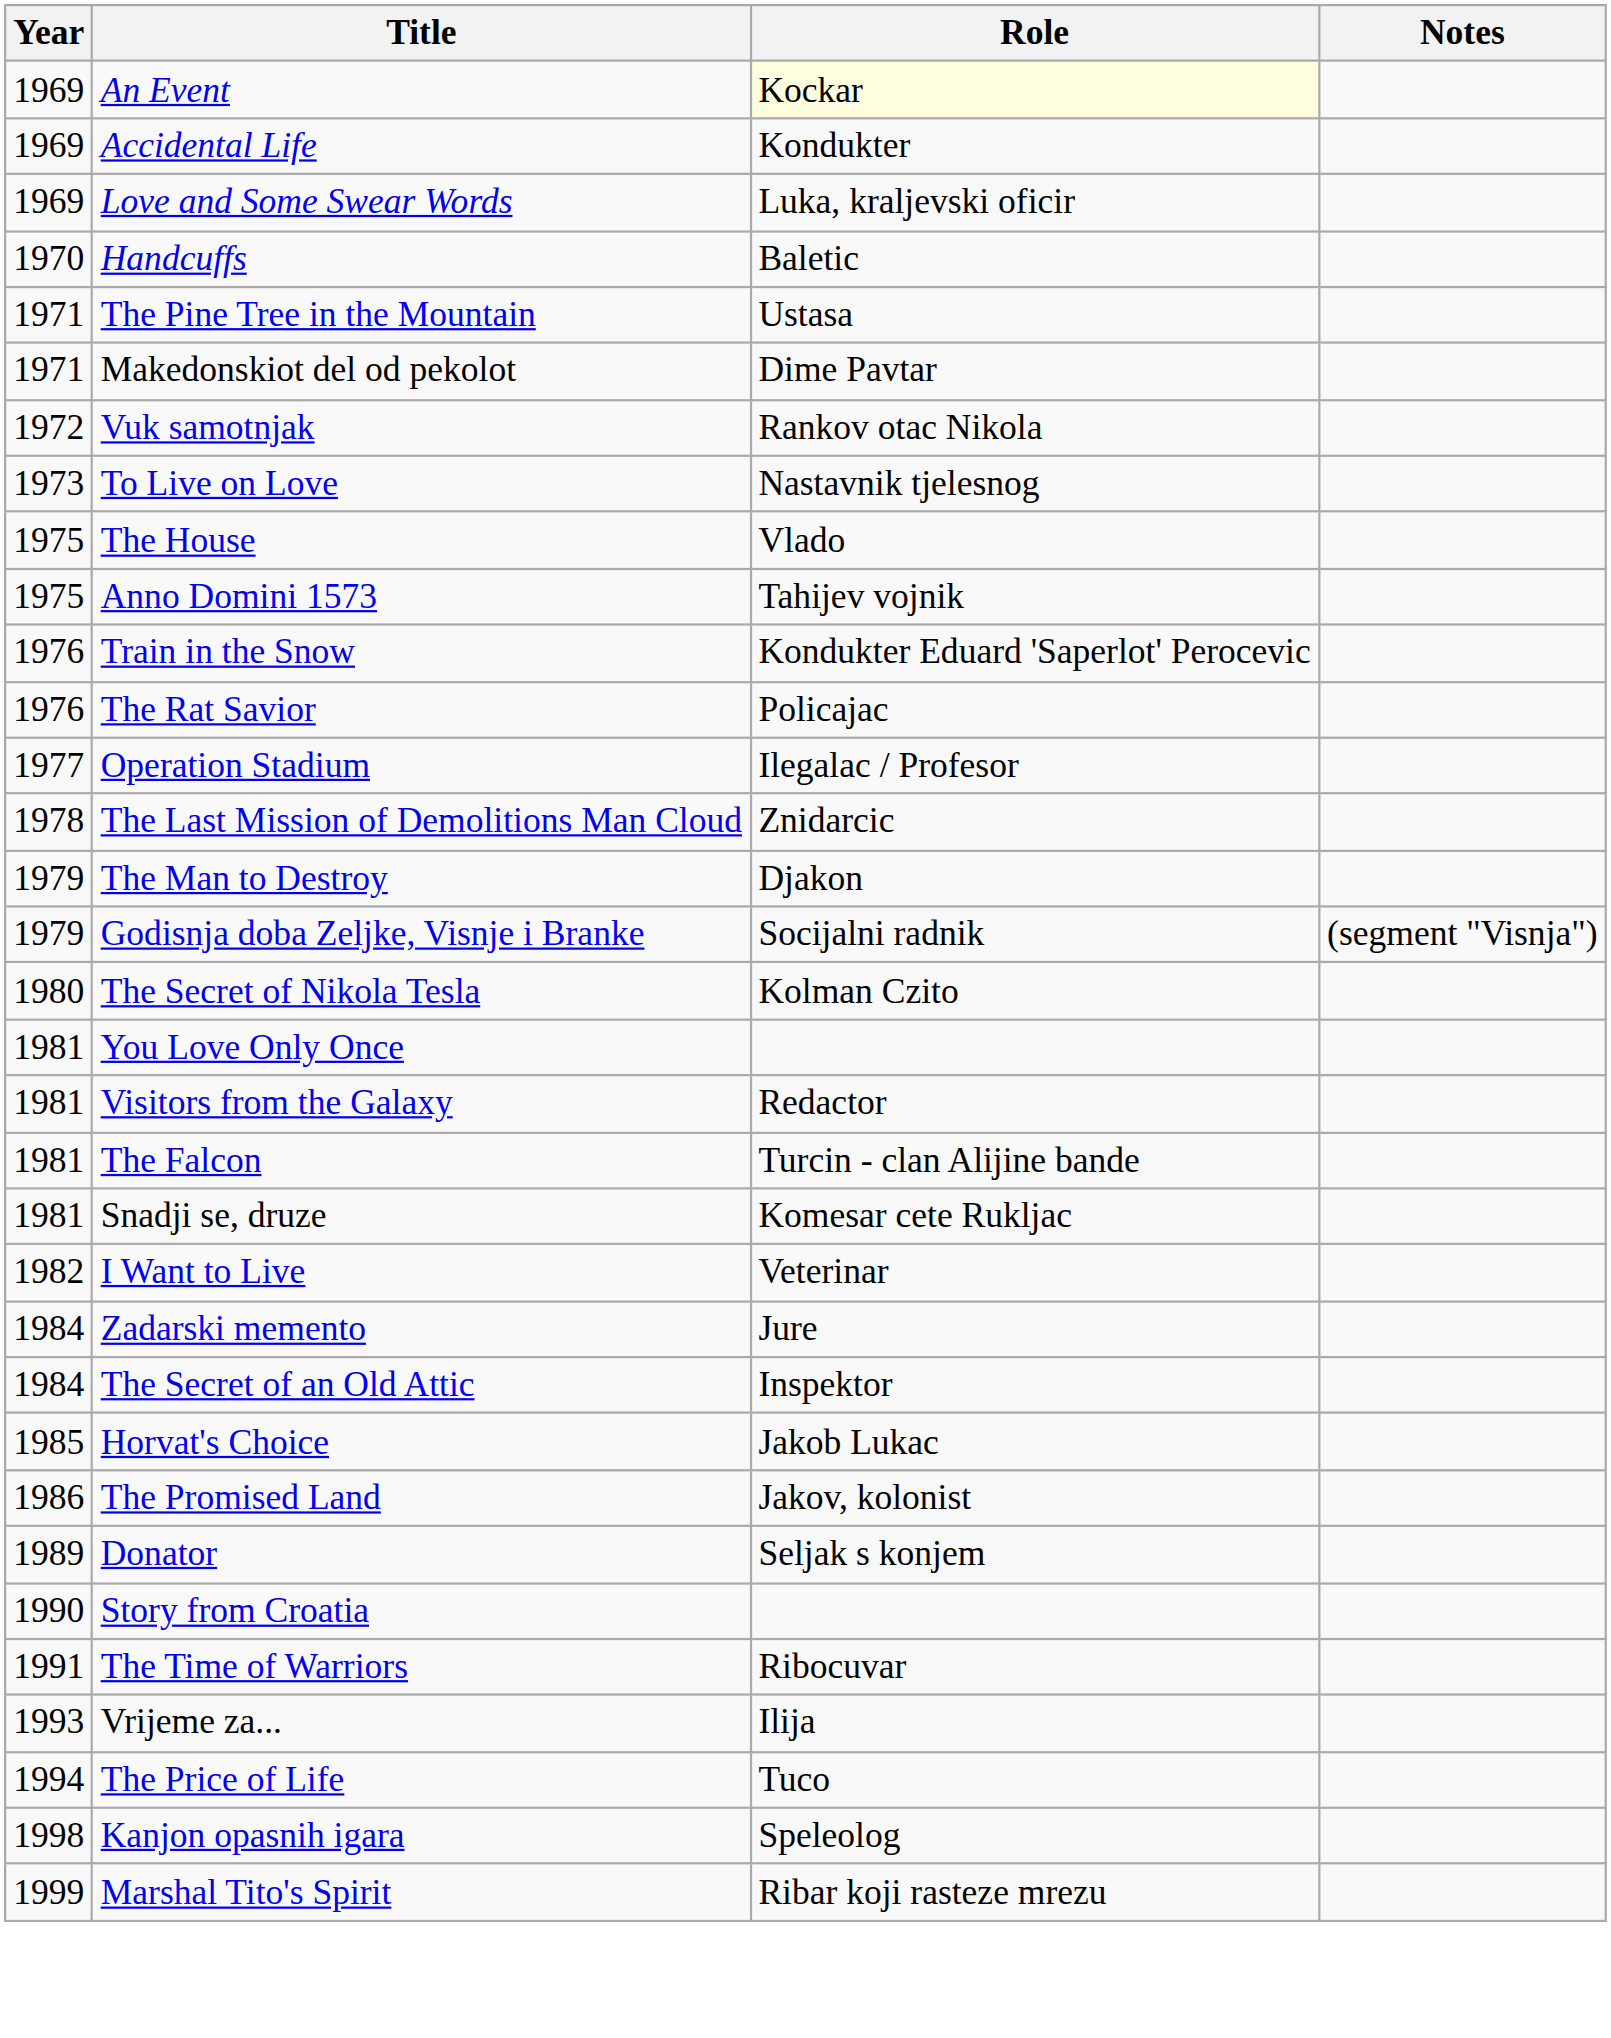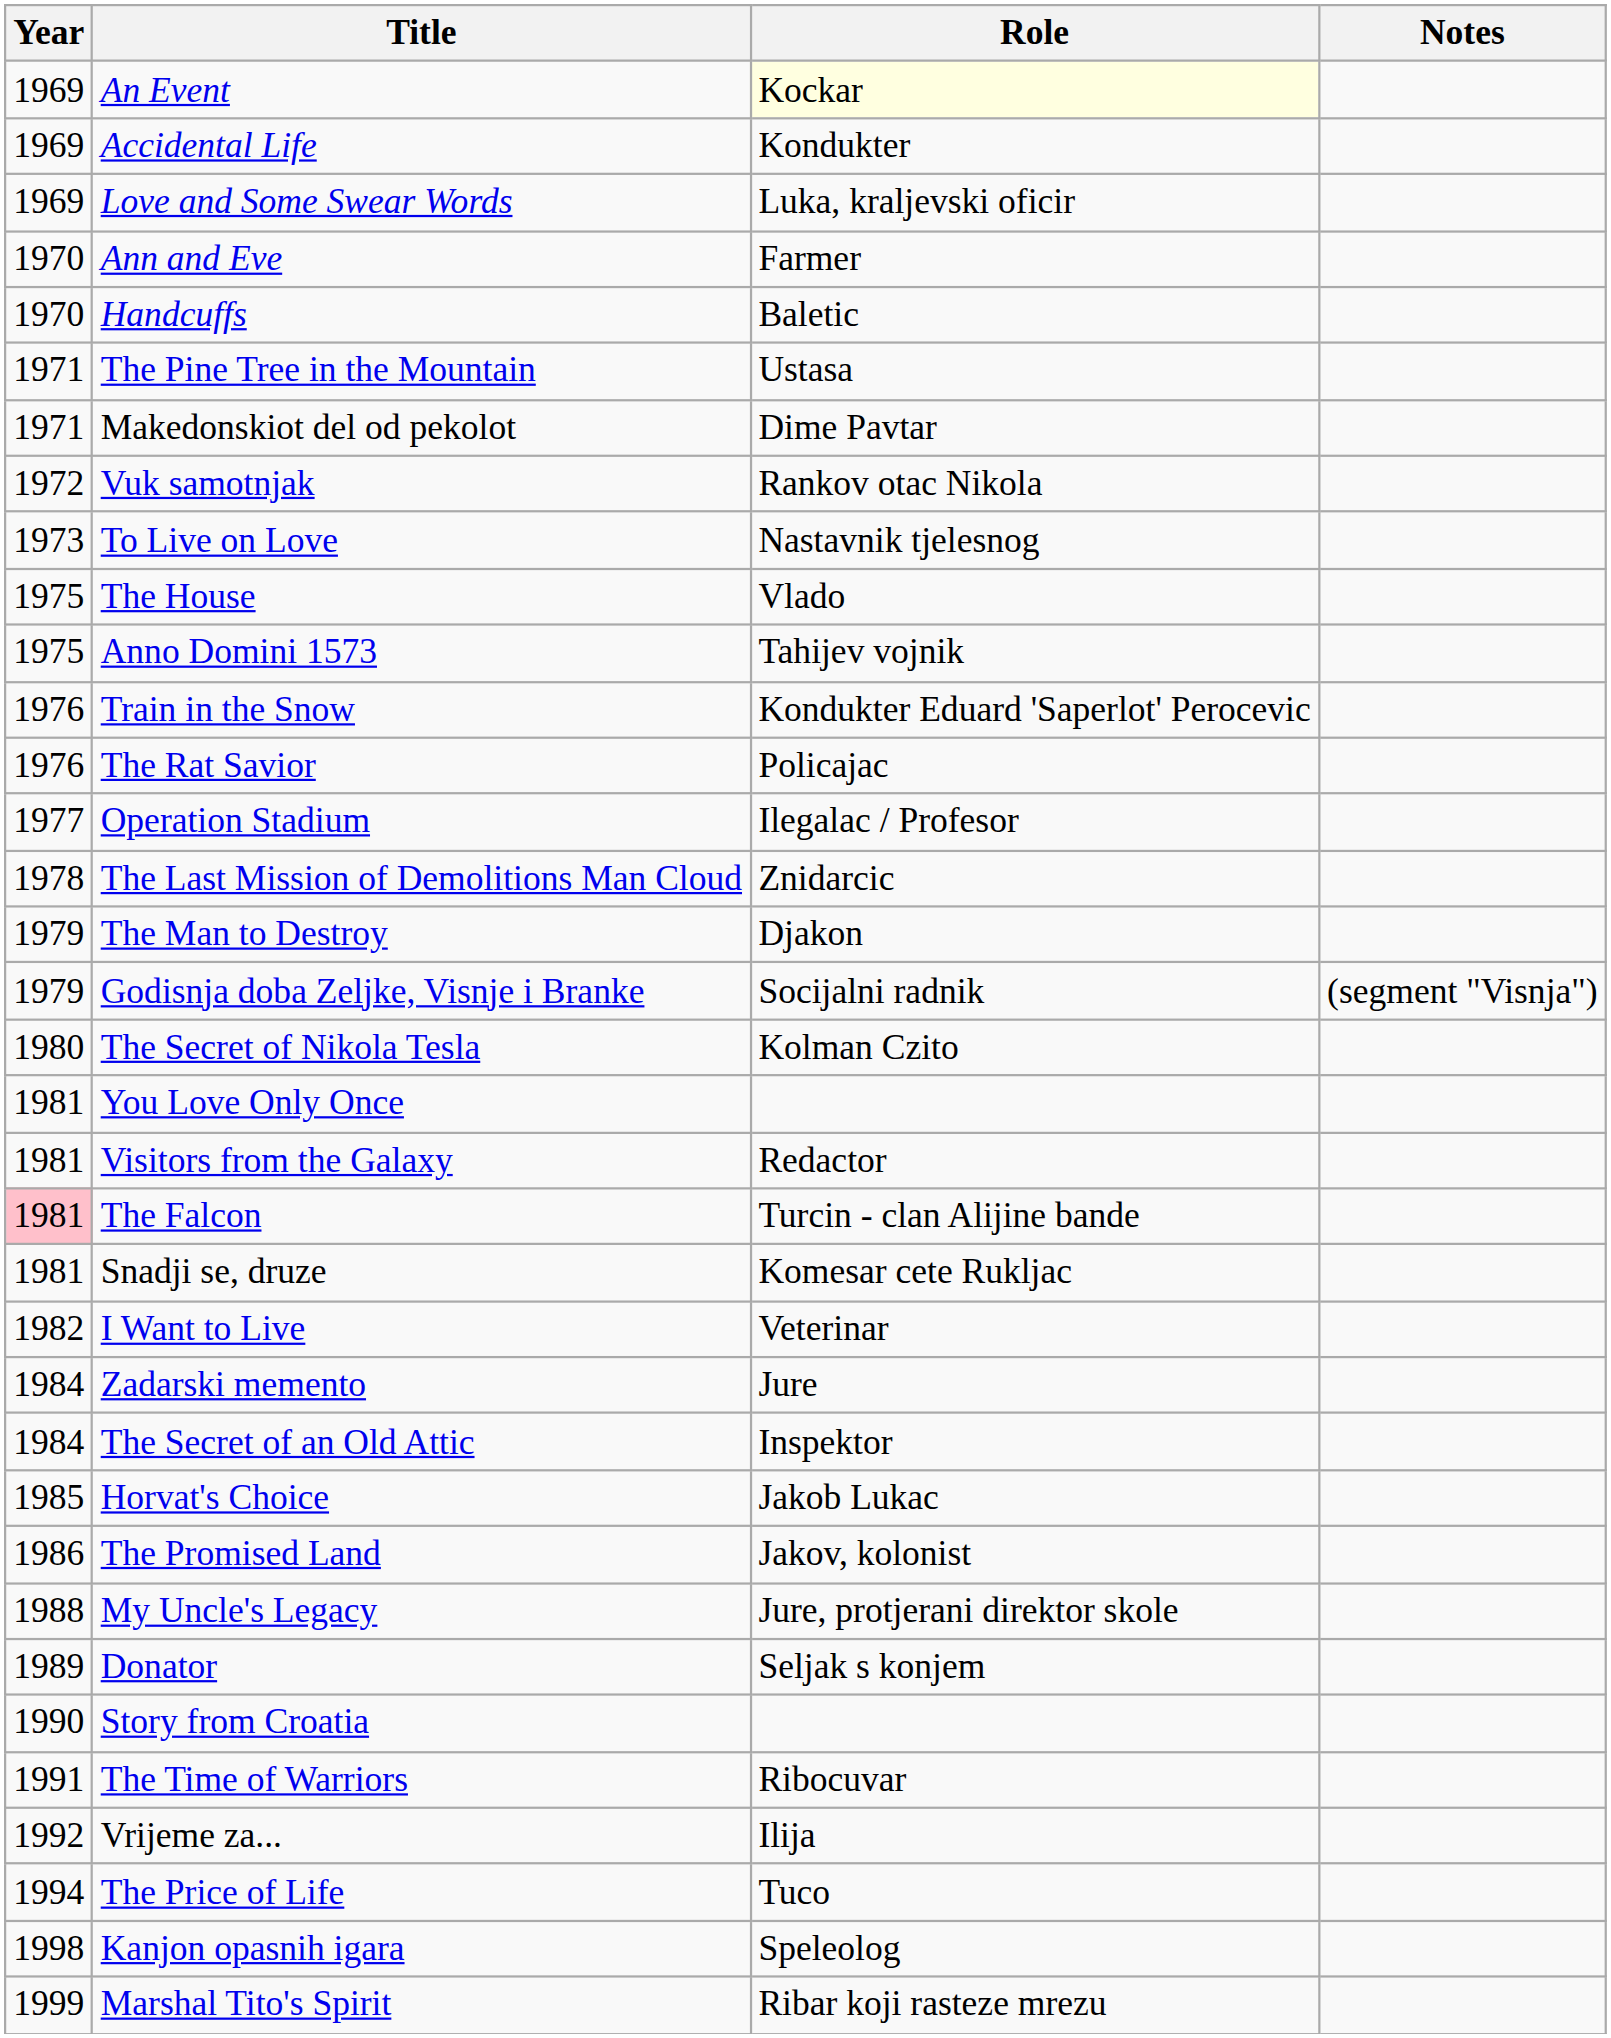+ row: (191, 257)
(49, 1159) no background -> (49, 1215) pink background
+ row: (239, 1609)
(49, 1722) 1993 -> (49, 1835) 1992
